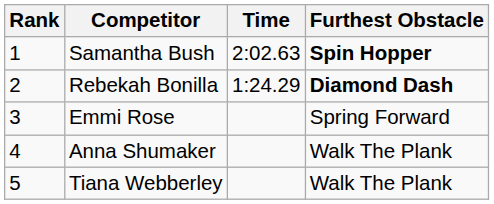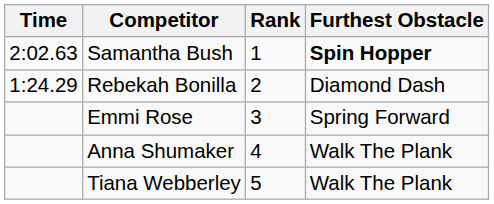columns swapped: (34, 20) <-> (266, 20)
(381, 85) bold -> (378, 85) normal
